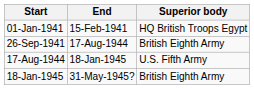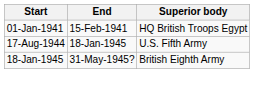- row: (36, 44)
